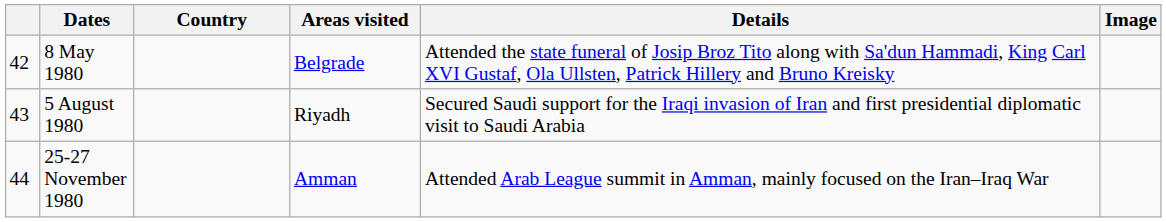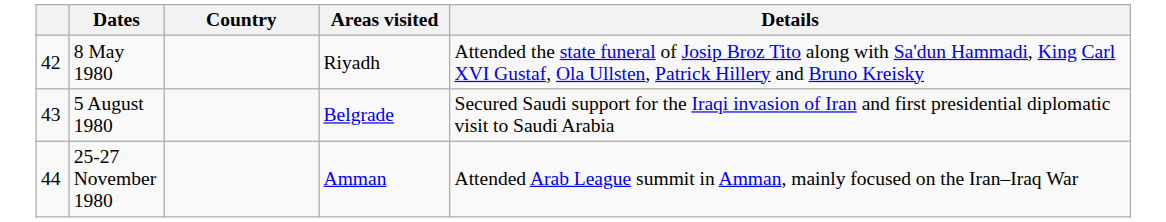- column: (1131, 19)
(329, 61) Belgrade -> (352, 61) Riyadh
(322, 114) Riyadh -> (359, 114) Belgrade
